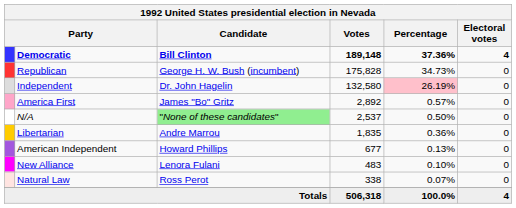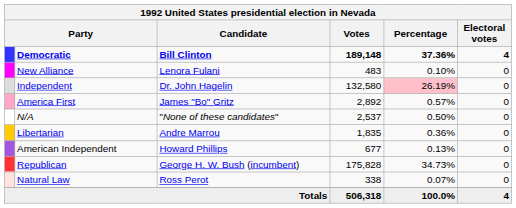rows swapped: (42, 70) <-> (45, 164)
(219, 117) lightgreen background -> (219, 117) no background
